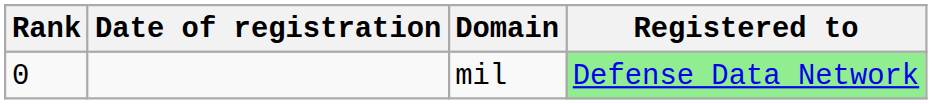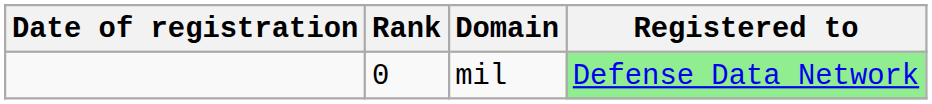columns swapped: (47, 29) <-> (268, 29)
